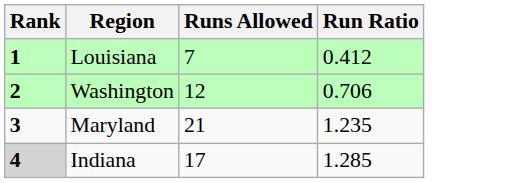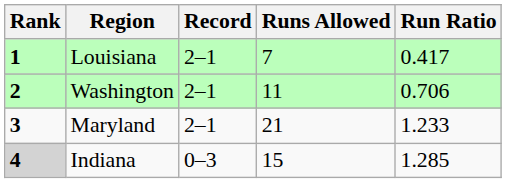+ column: (218, 21)
(347, 56) 0.412 -> (425, 56) 0.417
(195, 90) 12 -> (272, 90) 11
(347, 125) 1.235 -> (425, 125) 1.233
(195, 159) 17 -> (273, 159) 15
